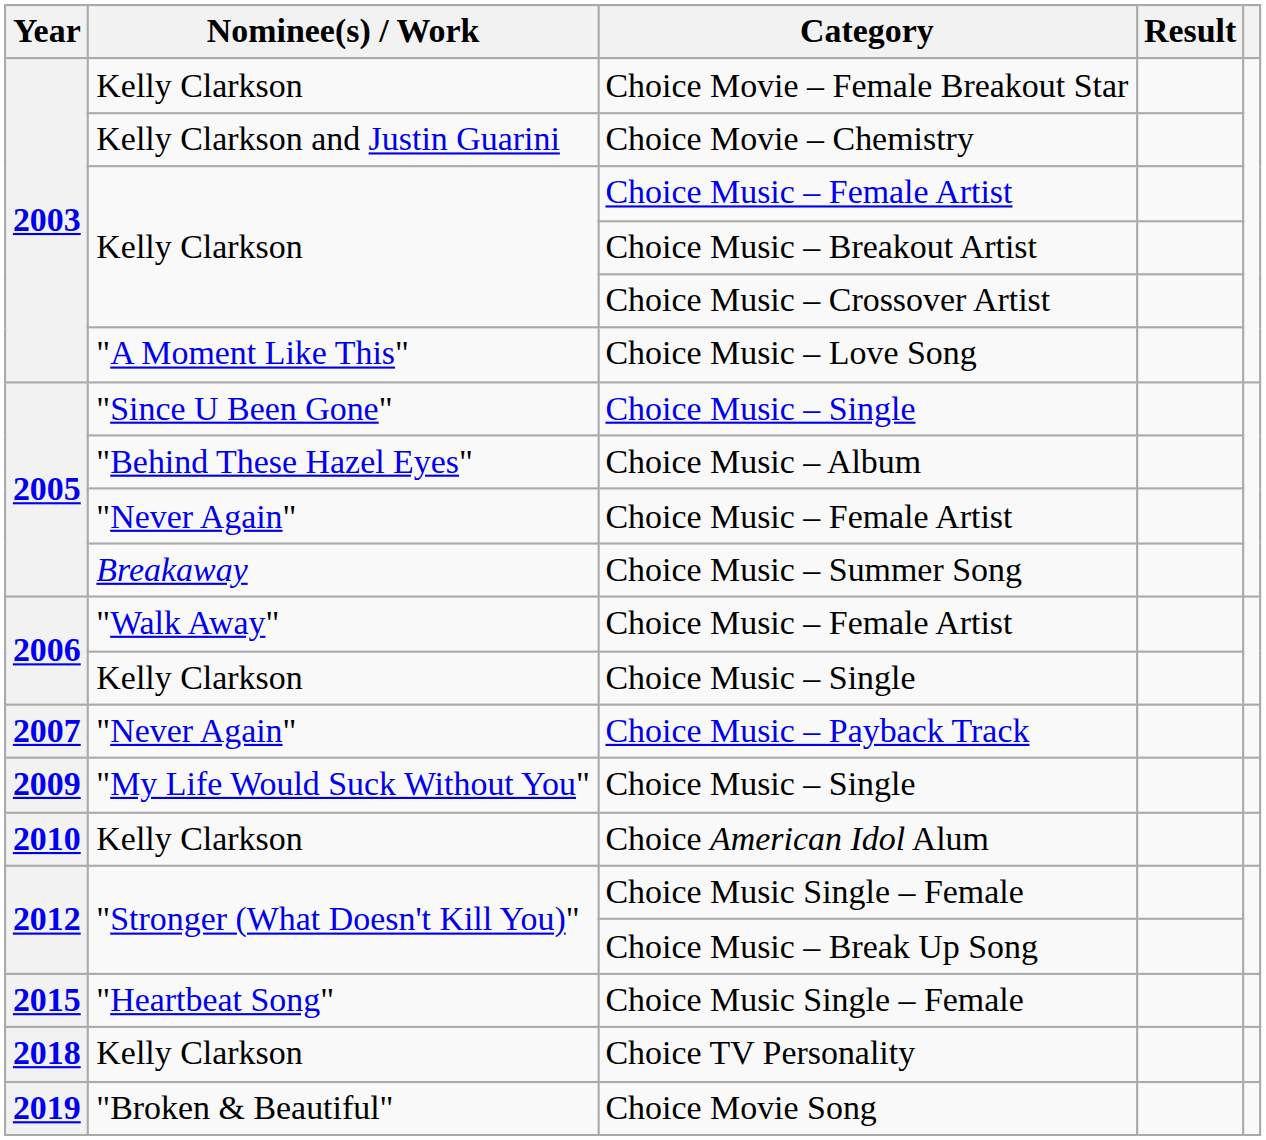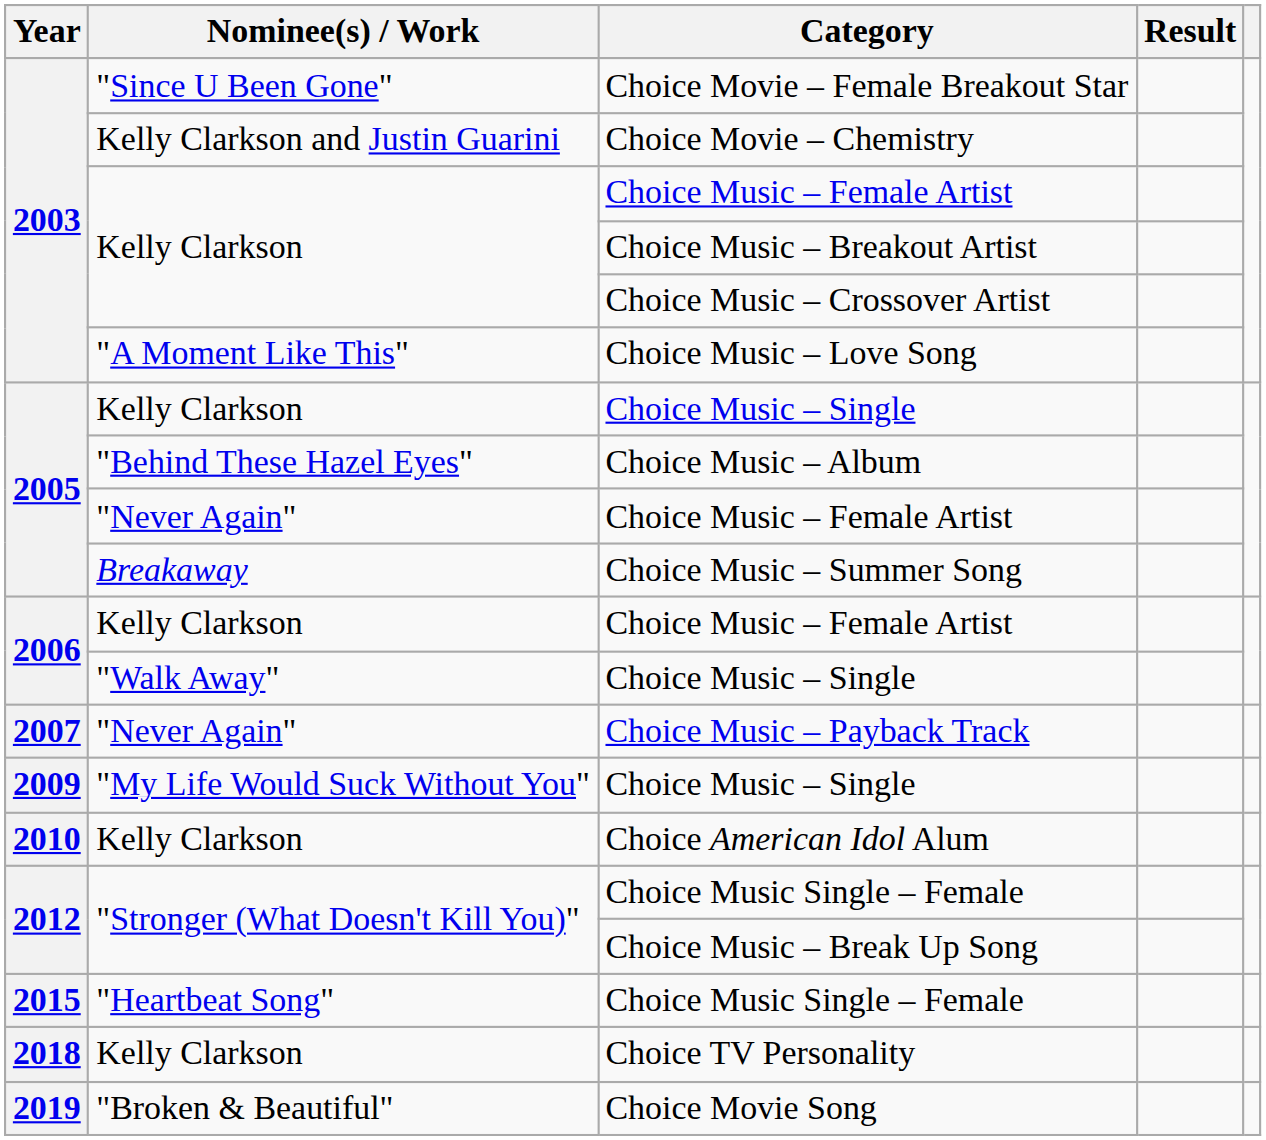(200, 85) Kelly Clarkson -> (244, 85) "Since U Been Gone"
(244, 407) "Since U Been Gone" -> (200, 407) Kelly Clarkson
(188, 623) "Walk Away" -> (200, 623) Kelly Clarkson
(200, 676) Kelly Clarkson -> (188, 676) "Walk Away"
